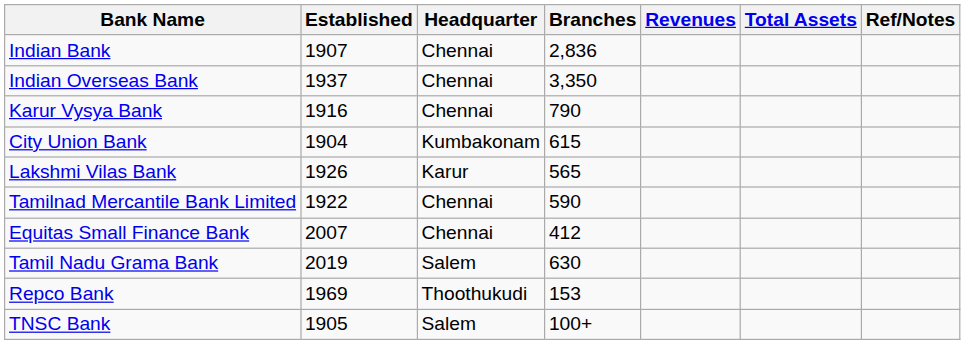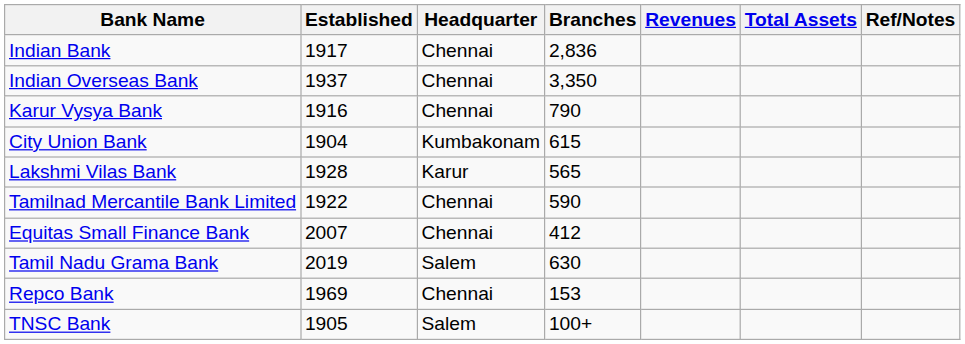(326, 50) 1907 -> (326, 50) 1917
(326, 171) 1926 -> (326, 171) 1928
(474, 293) Thoothukudi -> (457, 293) Chennai
